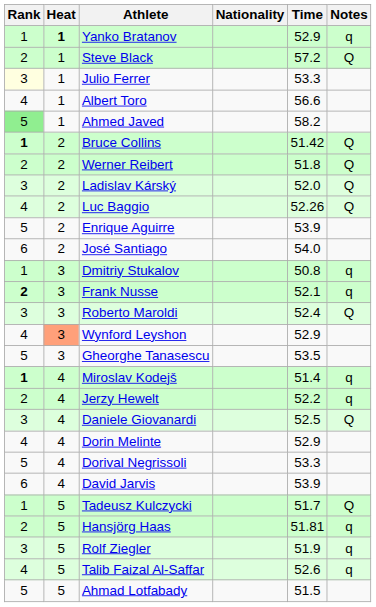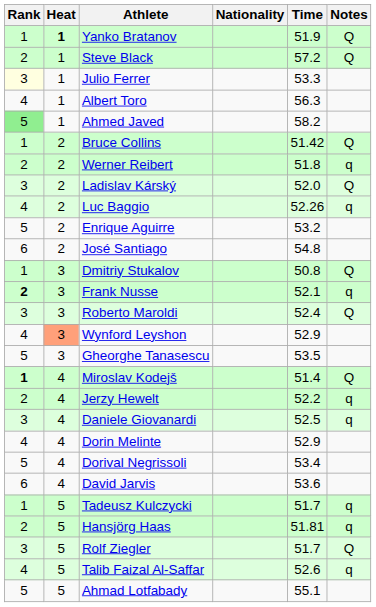(307, 36) 52.9 -> (307, 36) 51.9
(349, 36) q -> (349, 36) Q
(307, 100) 56.6 -> (307, 100) 56.3
(24, 143) bold -> (24, 143) normal
(349, 164) Q -> (349, 164) q
(349, 206) Q -> (349, 206) q
(307, 228) 53.9 -> (307, 228) 53.2
(307, 249) 54.0 -> (307, 249) 54.8
(349, 270) q -> (349, 270) Q
(349, 377) q -> (349, 377) Q
(349, 420) Q -> (349, 420) q
(307, 462) 53.3 -> (307, 462) 53.4
(307, 484) 53.9 -> (307, 484) 53.6
(349, 505) Q -> (349, 505) q
(307, 548) 51.9 -> (307, 548) 51.7
(349, 548) q -> (349, 548) Q
(307, 590) 51.5 -> (307, 590) 55.1
